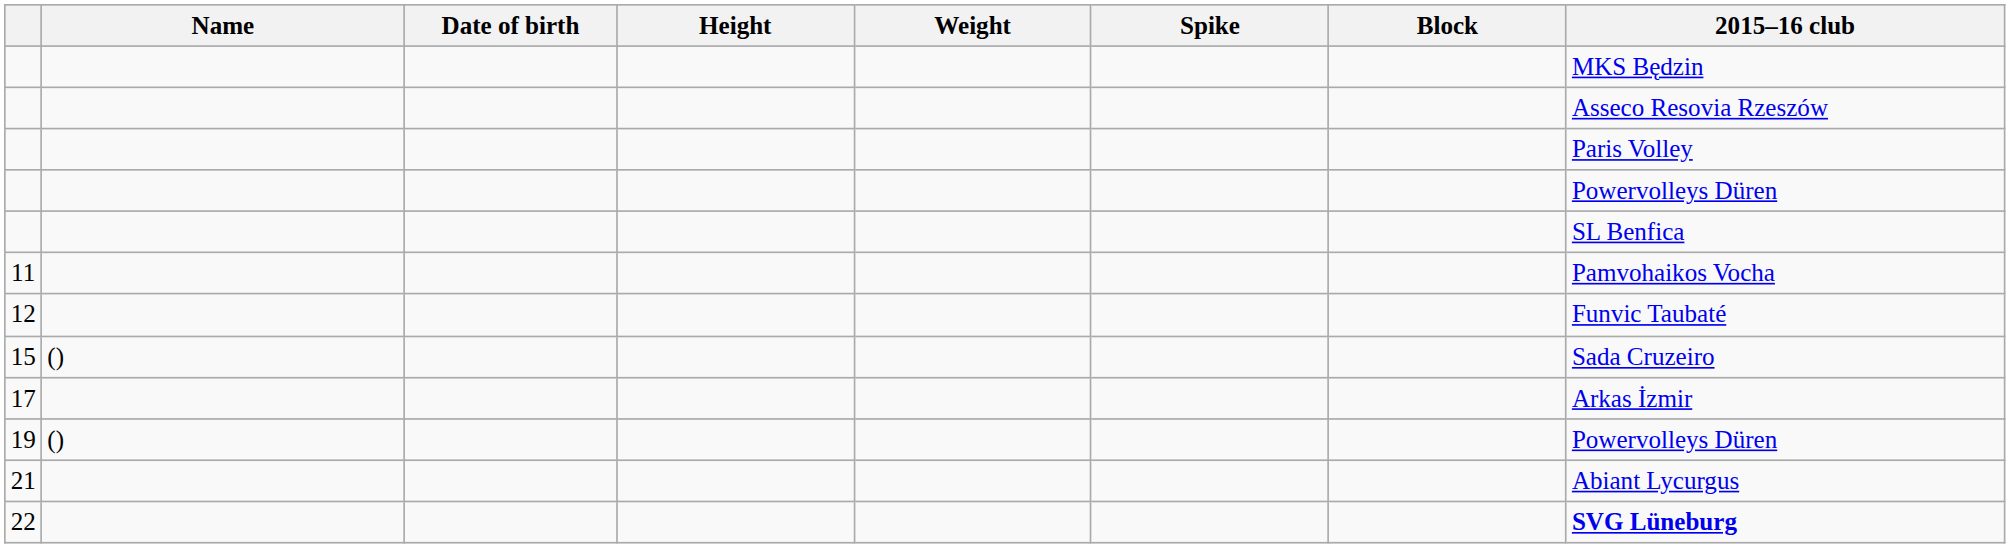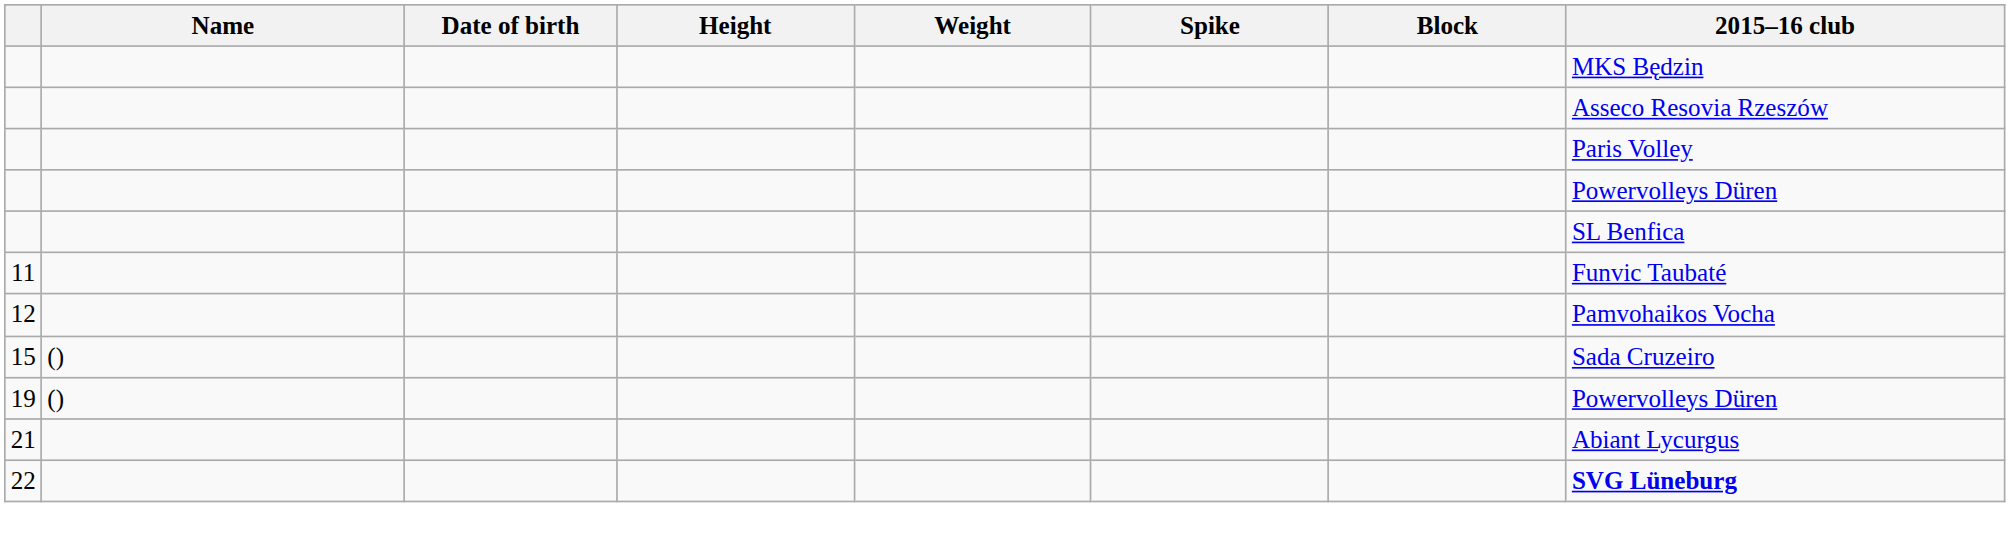(1673, 273) Pamvohaikos Vocha -> (1649, 273) Funvic Taubaté
(1649, 314) Funvic Taubaté -> (1673, 314) Pamvohaikos Vocha
- row: (23, 397)
